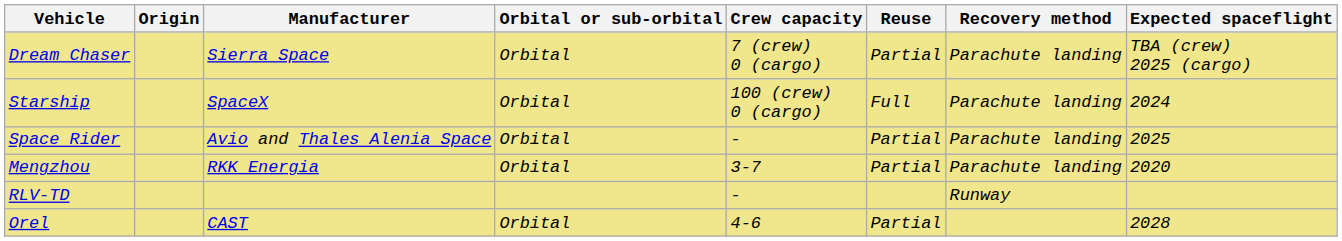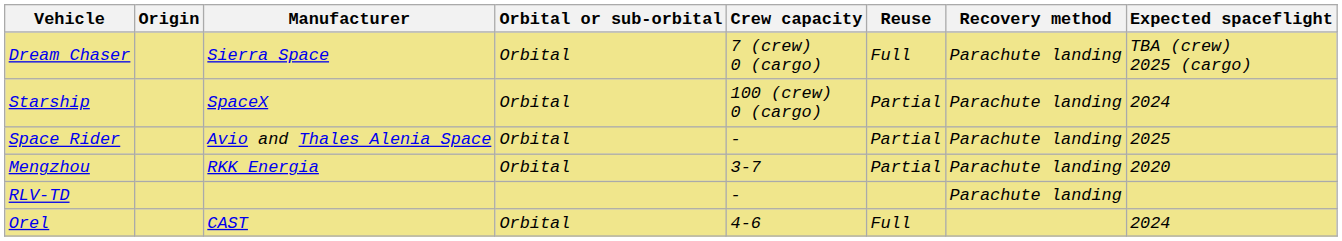(906, 56) Partial -> (891, 56) Full
(891, 103) Full -> (906, 103) Partial
(980, 195) Runway -> (1036, 195) Parachute landing
(906, 223) Partial -> (891, 223) Full
(1150, 223) 2028 -> (1150, 223) 2024
